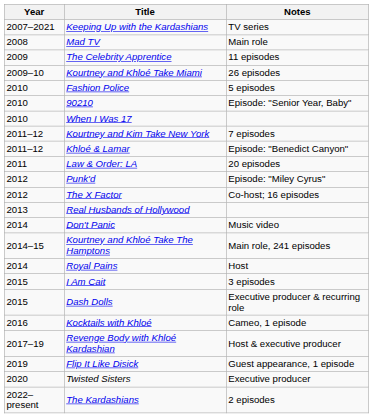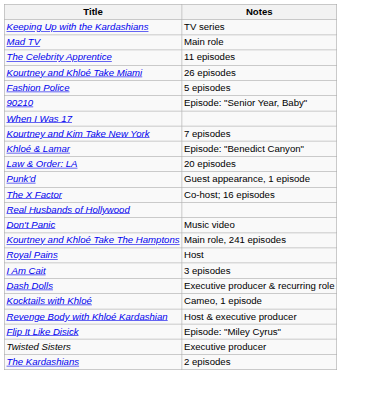- column: (34, 12)
(277, 179) Episode: "Miley Cyrus" -> (247, 179) Guest appearance, 1 episode
(291, 364) Guest appearance, 1 episode -> (233, 331) Episode: "Miley Cyrus"
